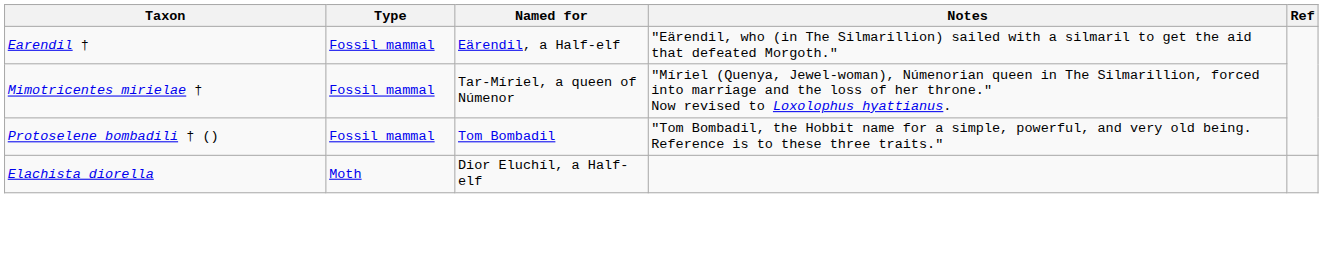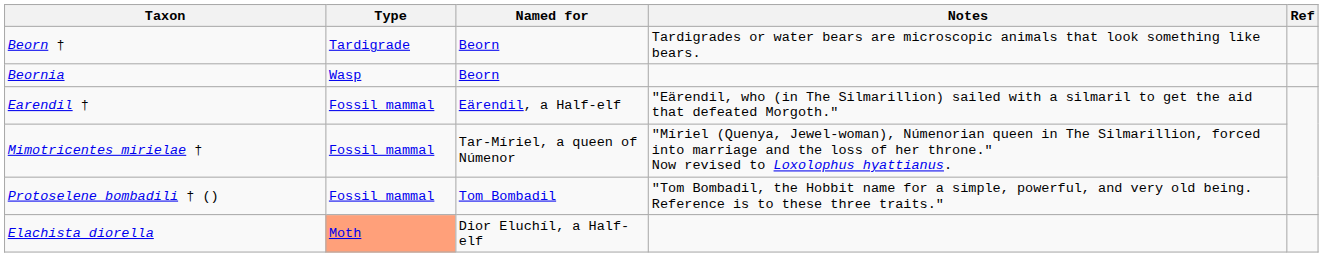+ row: (36, 45)
+ row: (36, 75)
(345, 174) no background -> (345, 234) lightsalmon background
